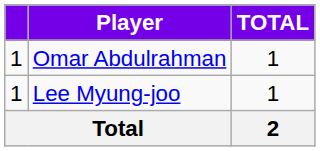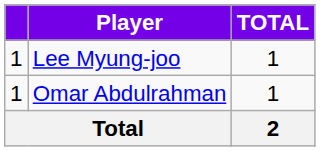rows swapped: (107, 93) <-> (130, 58)
